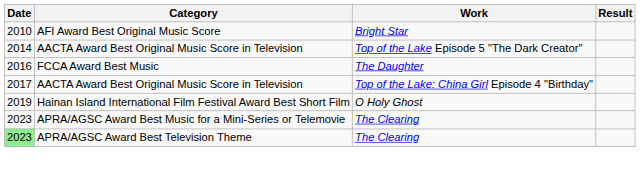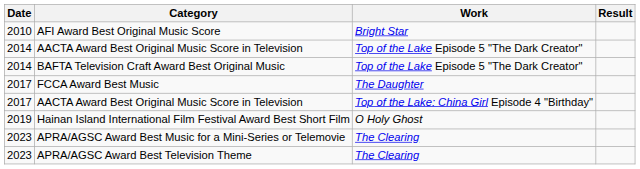+ row: (161, 66)
(19, 66) 2016 -> (19, 84) 2017
(19, 137) lightgreen background -> (19, 155) no background
